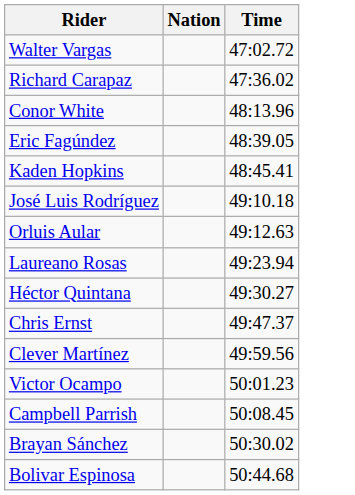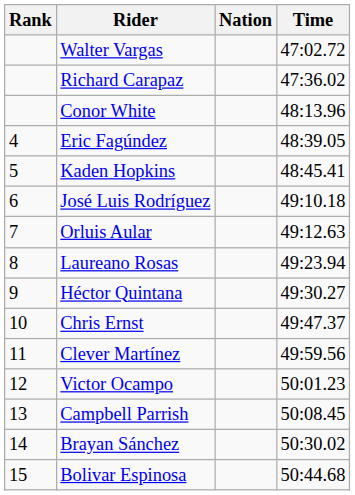+ column: (30, 19)
